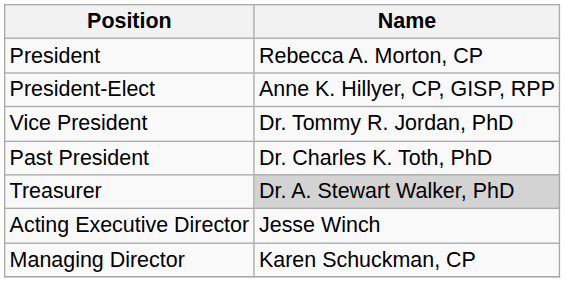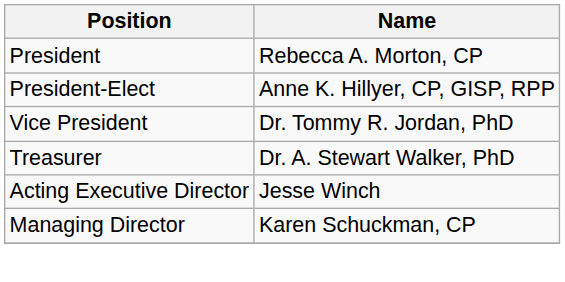- row: (79, 157)
(387, 191) lightgrey background -> (387, 157) no background
